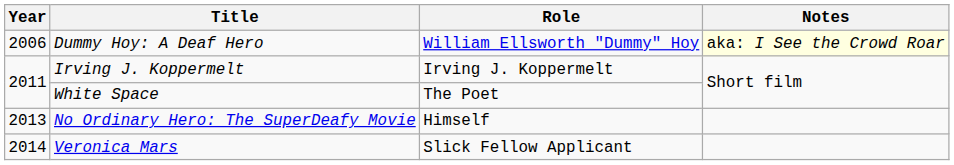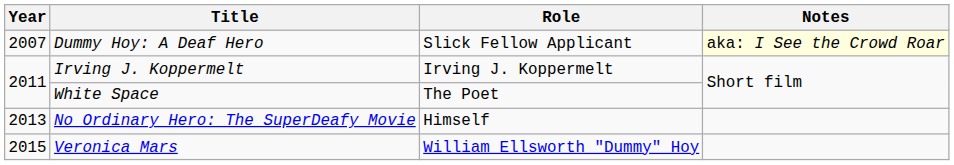(27, 43) 2006 -> (27, 43) 2007
(561, 43) William Ellsworth "Dummy" Hoy -> (528, 43) Slick Fellow Applicant
(27, 147) 2014 -> (27, 147) 2015
(528, 147) Slick Fellow Applicant -> (561, 147) William Ellsworth "Dummy" Hoy
